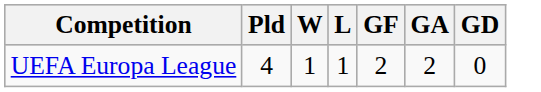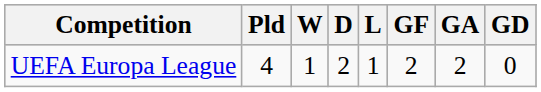+ column: (344, 24)
